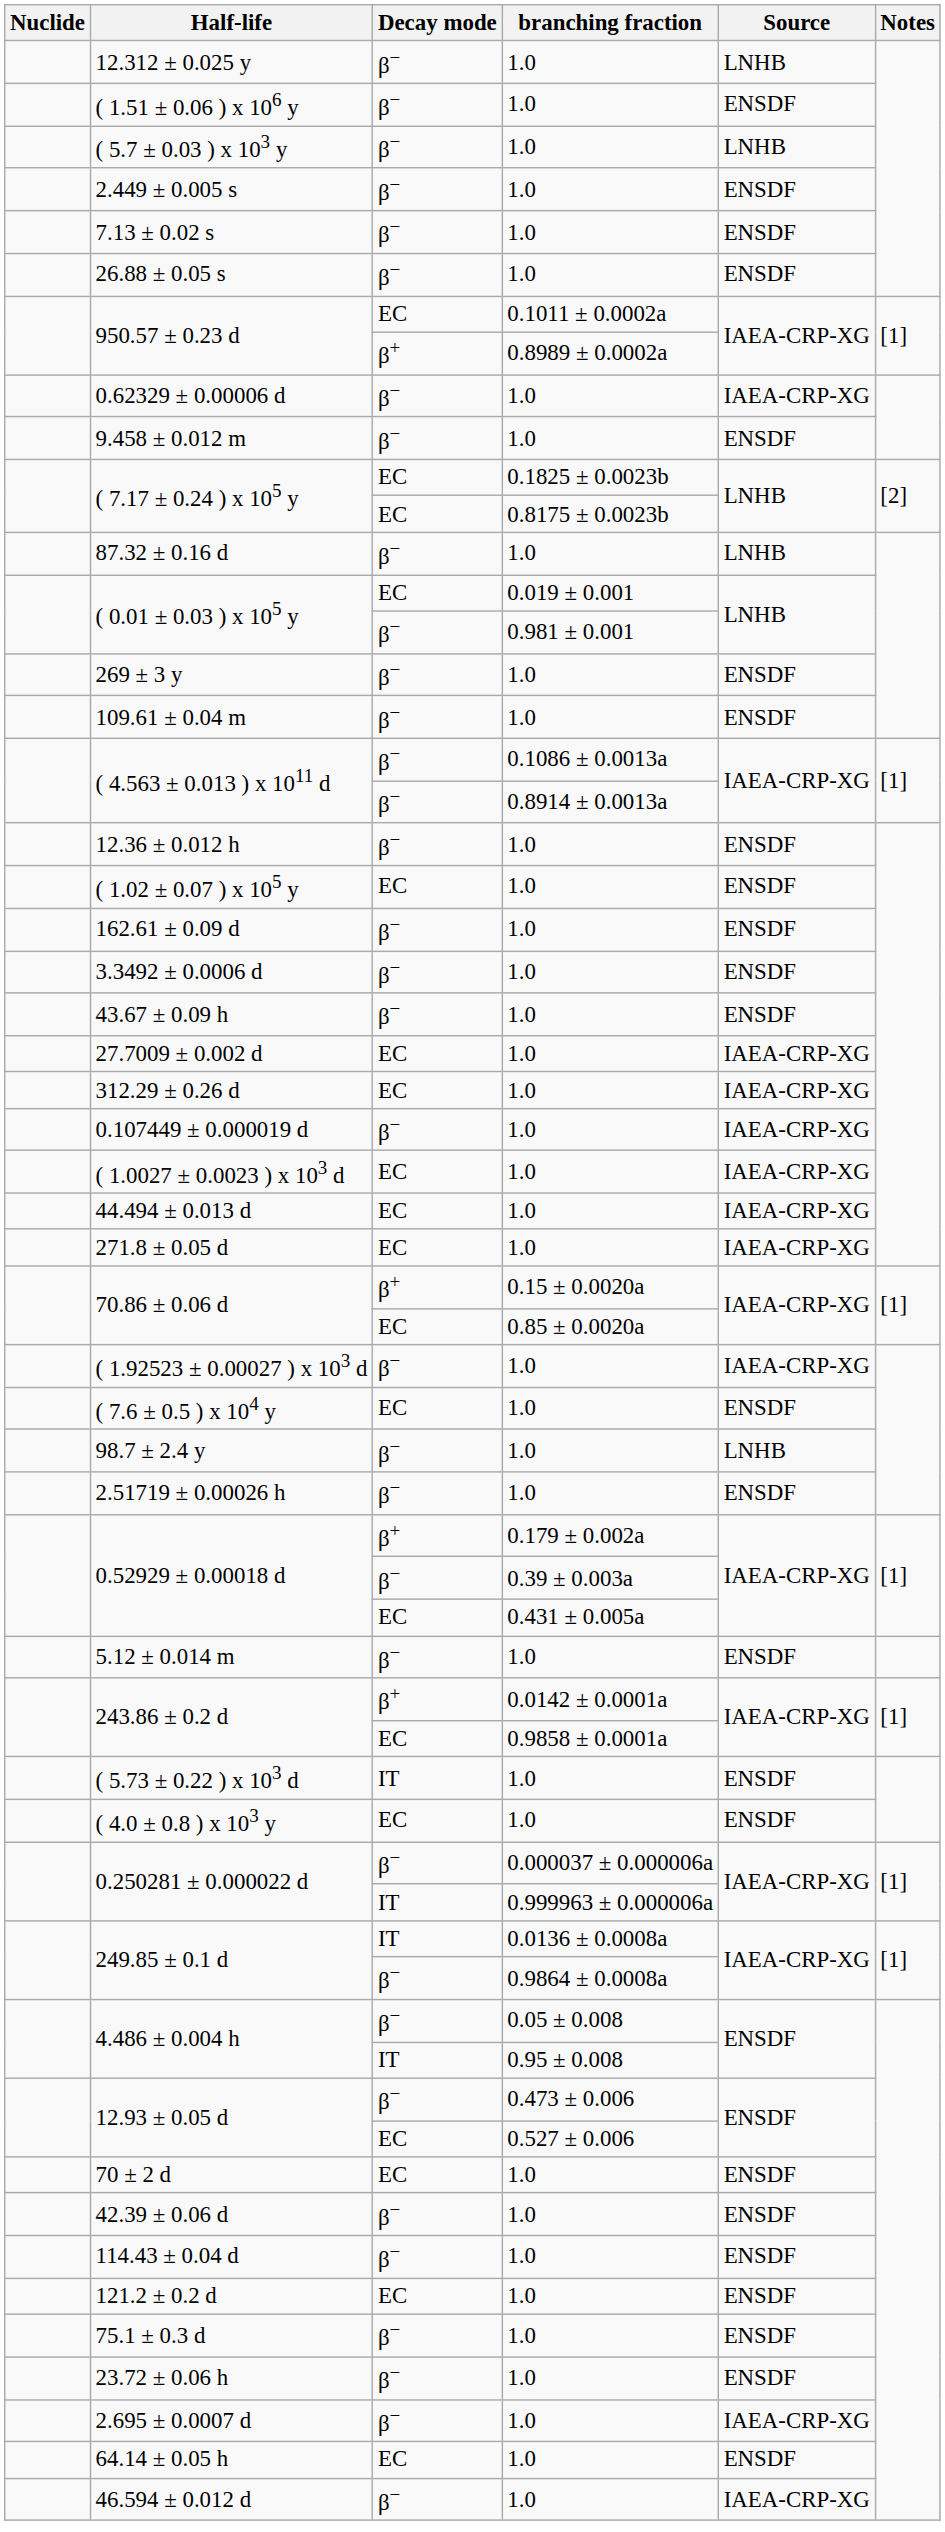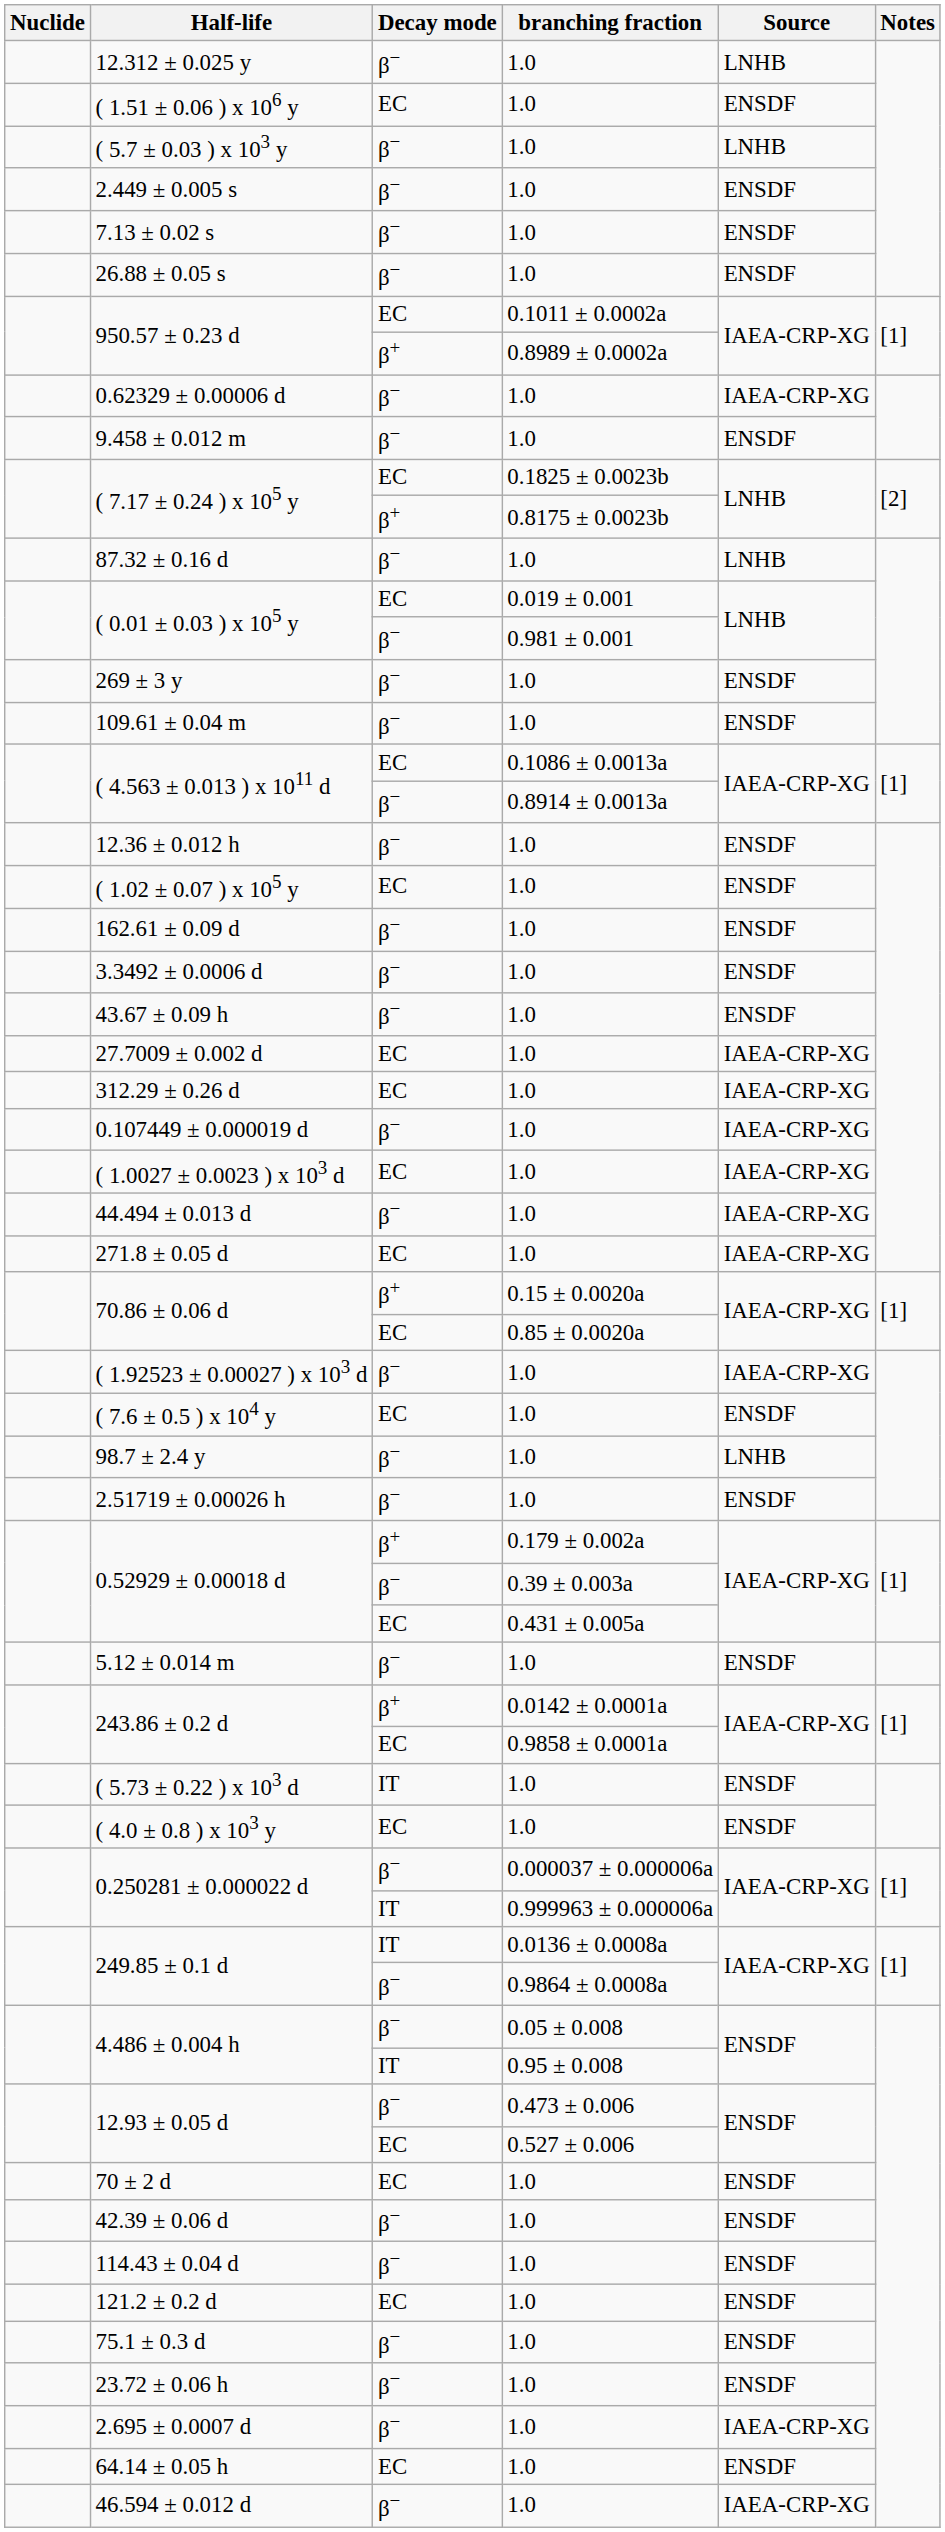(389, 104) β− -> (393, 104) EC
(393, 513) EC -> (389, 516) β+
(389, 759) β− -> (393, 762) EC
(393, 1211) EC -> (389, 1214) β−
